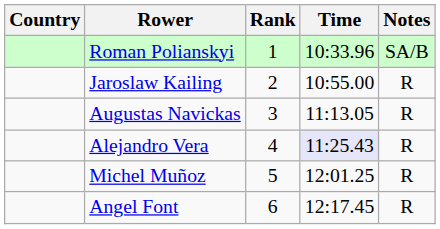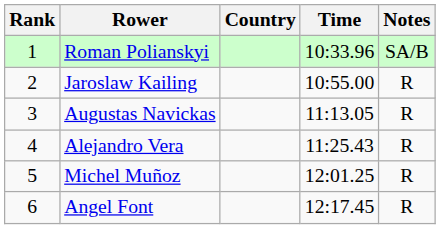columns swapped: (273, 20) <-> (45, 20)
(340, 144) lavender background -> (340, 144) no background
